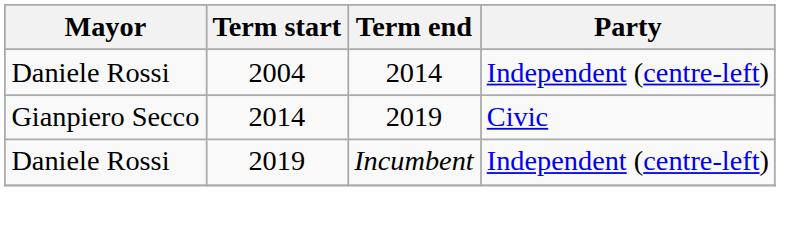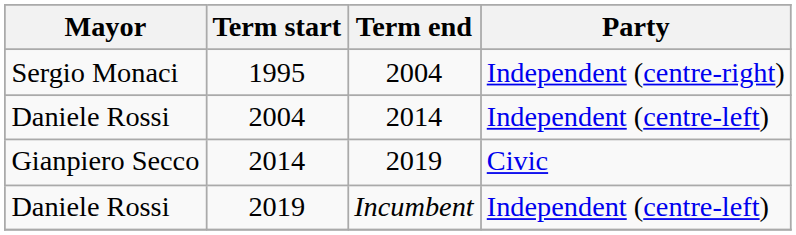+ row: (277, 71)
